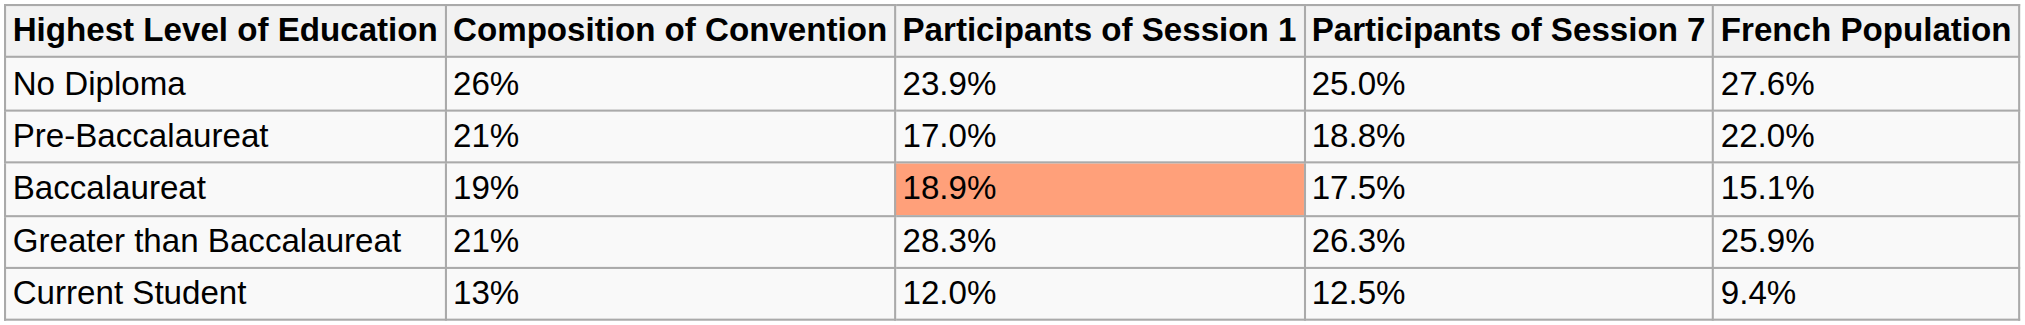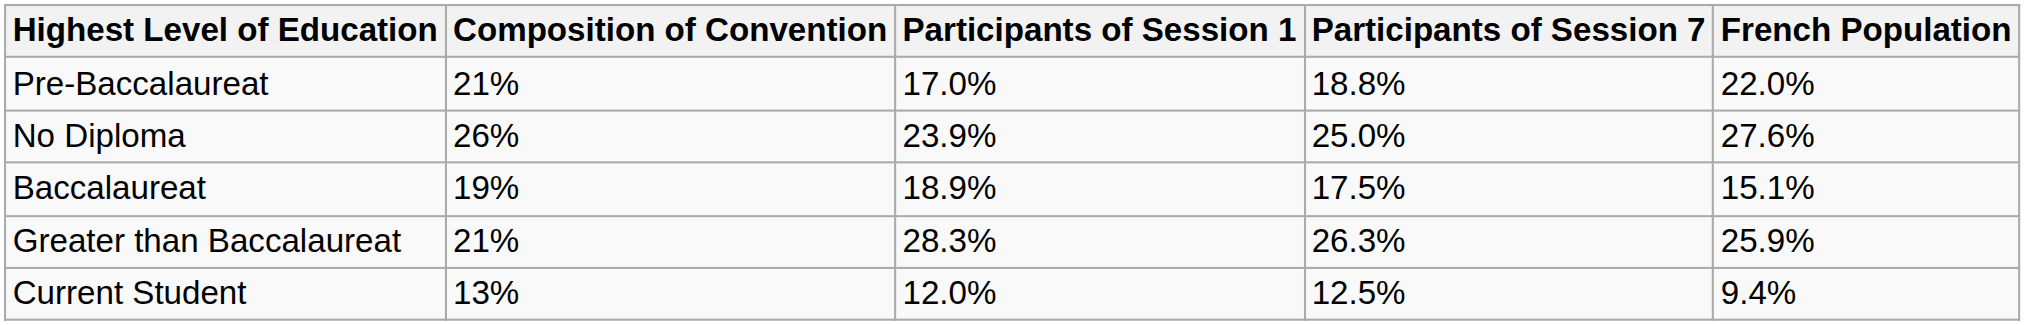rows swapped: (99, 83) <-> (141, 135)
(949, 188) lightsalmon background -> (949, 188) no background
